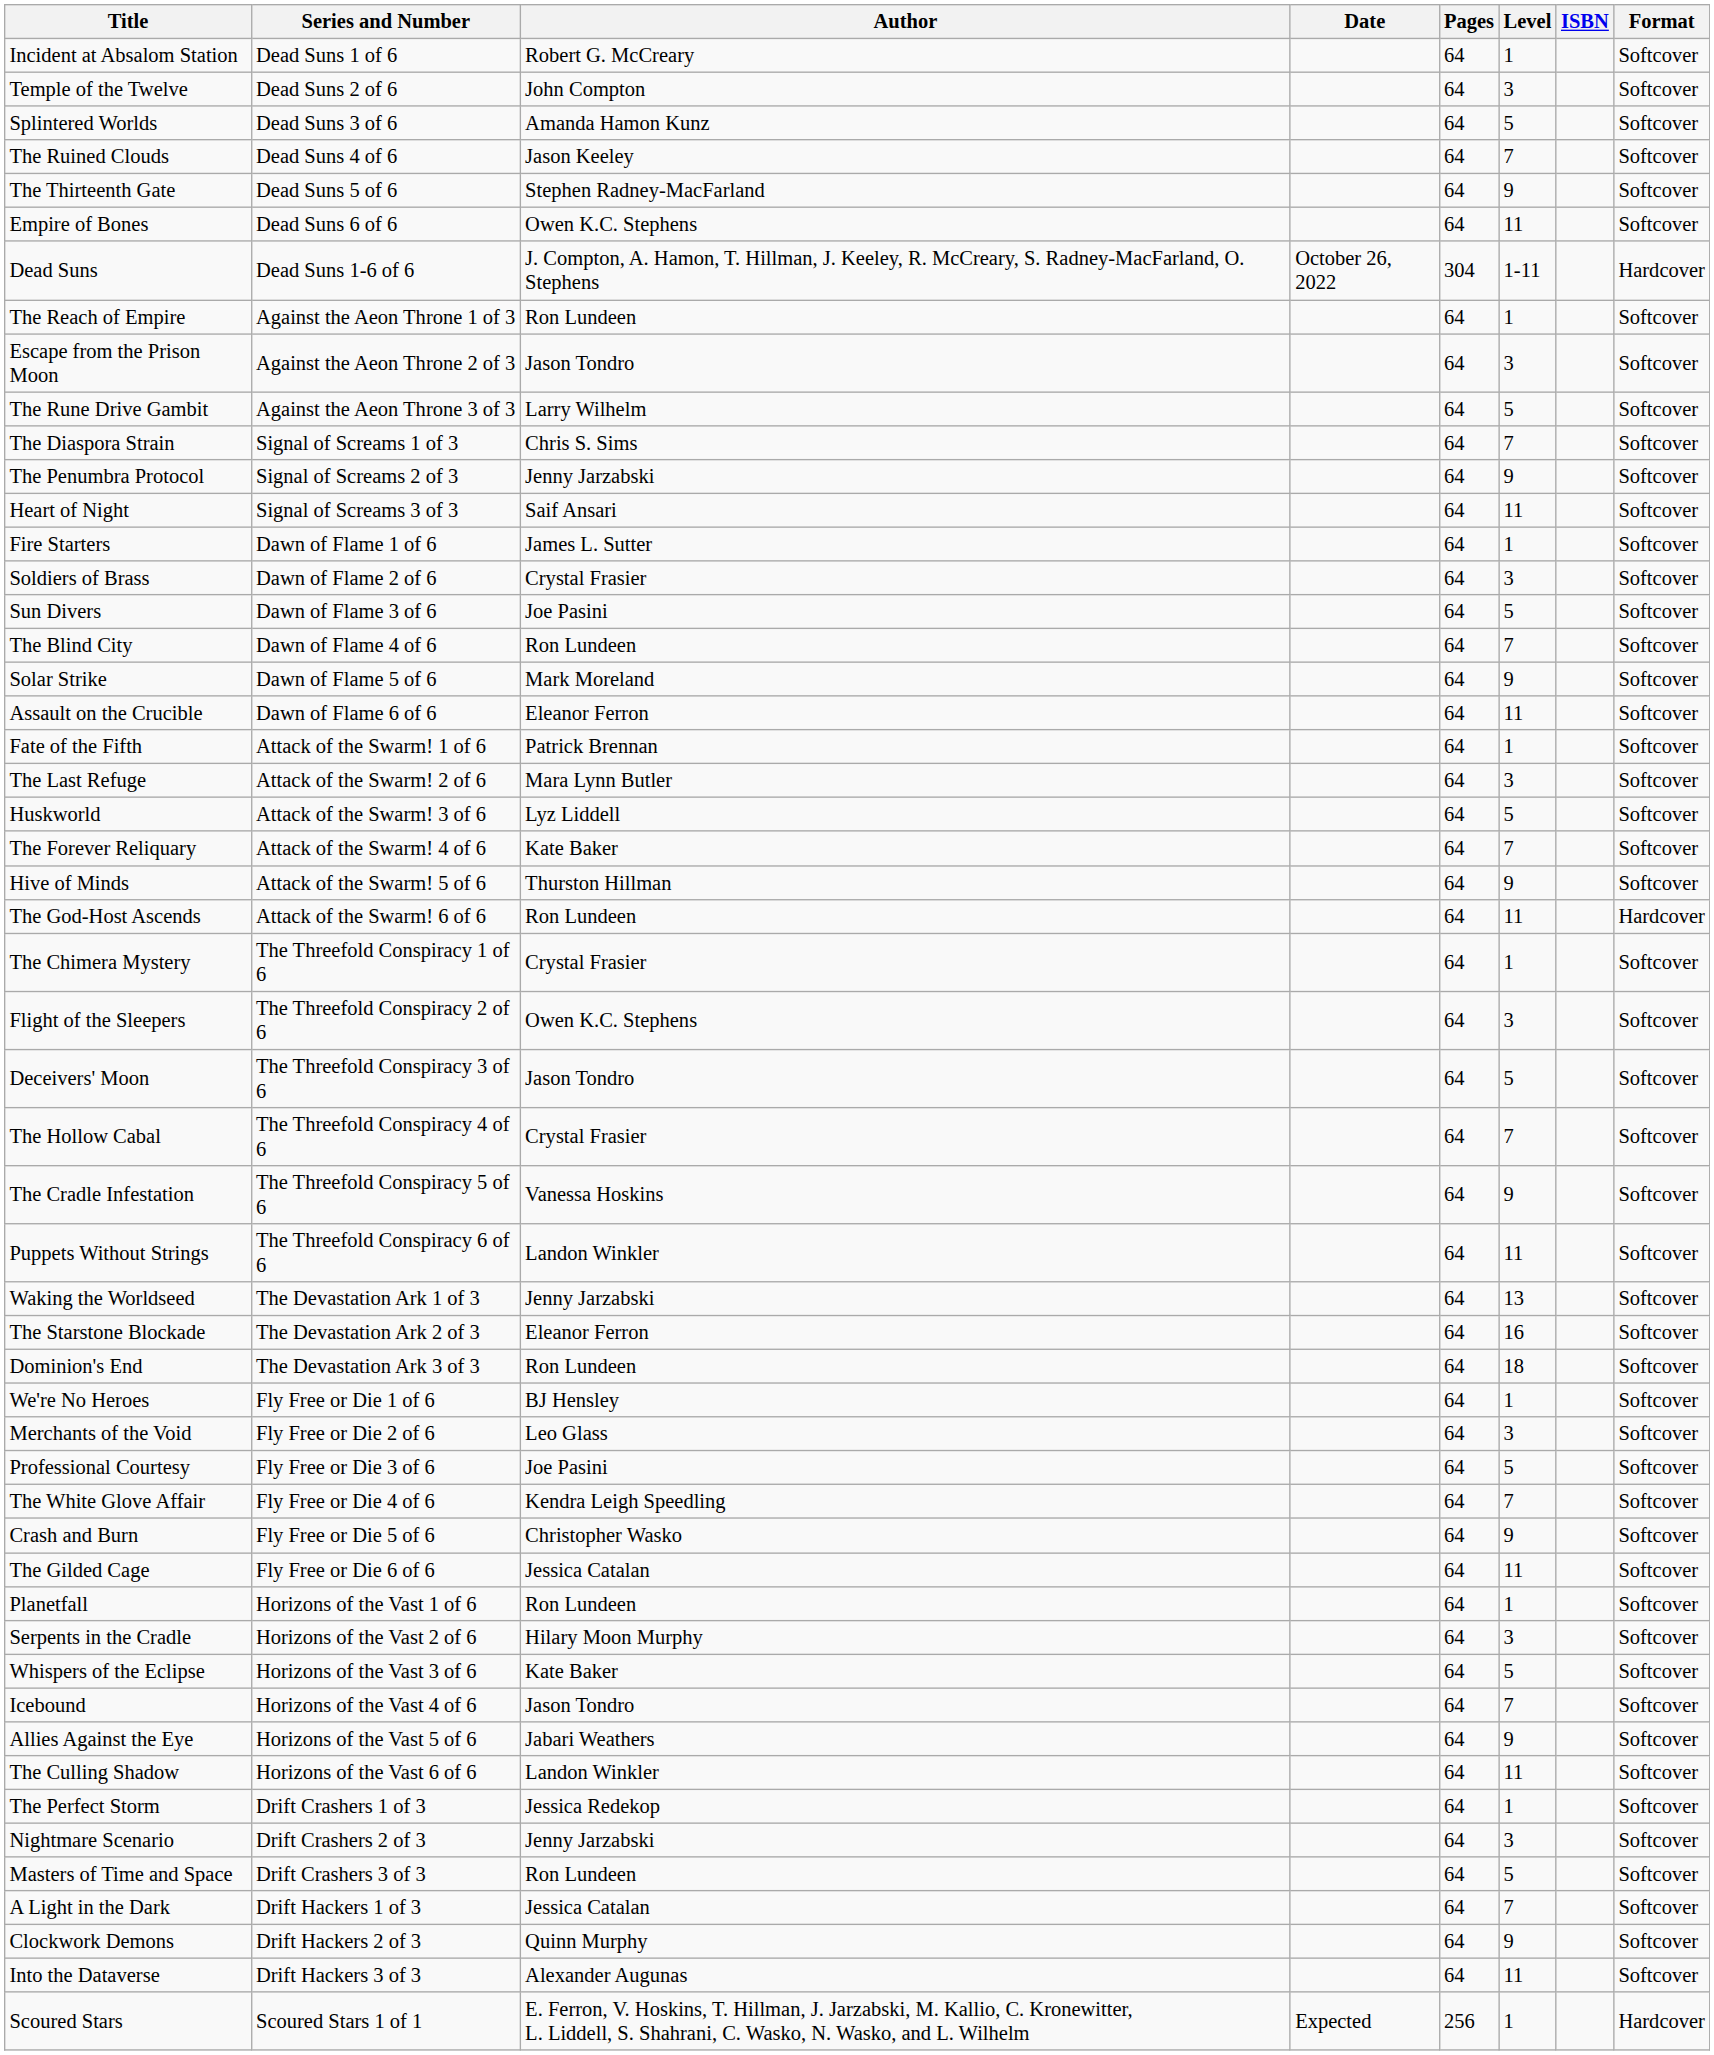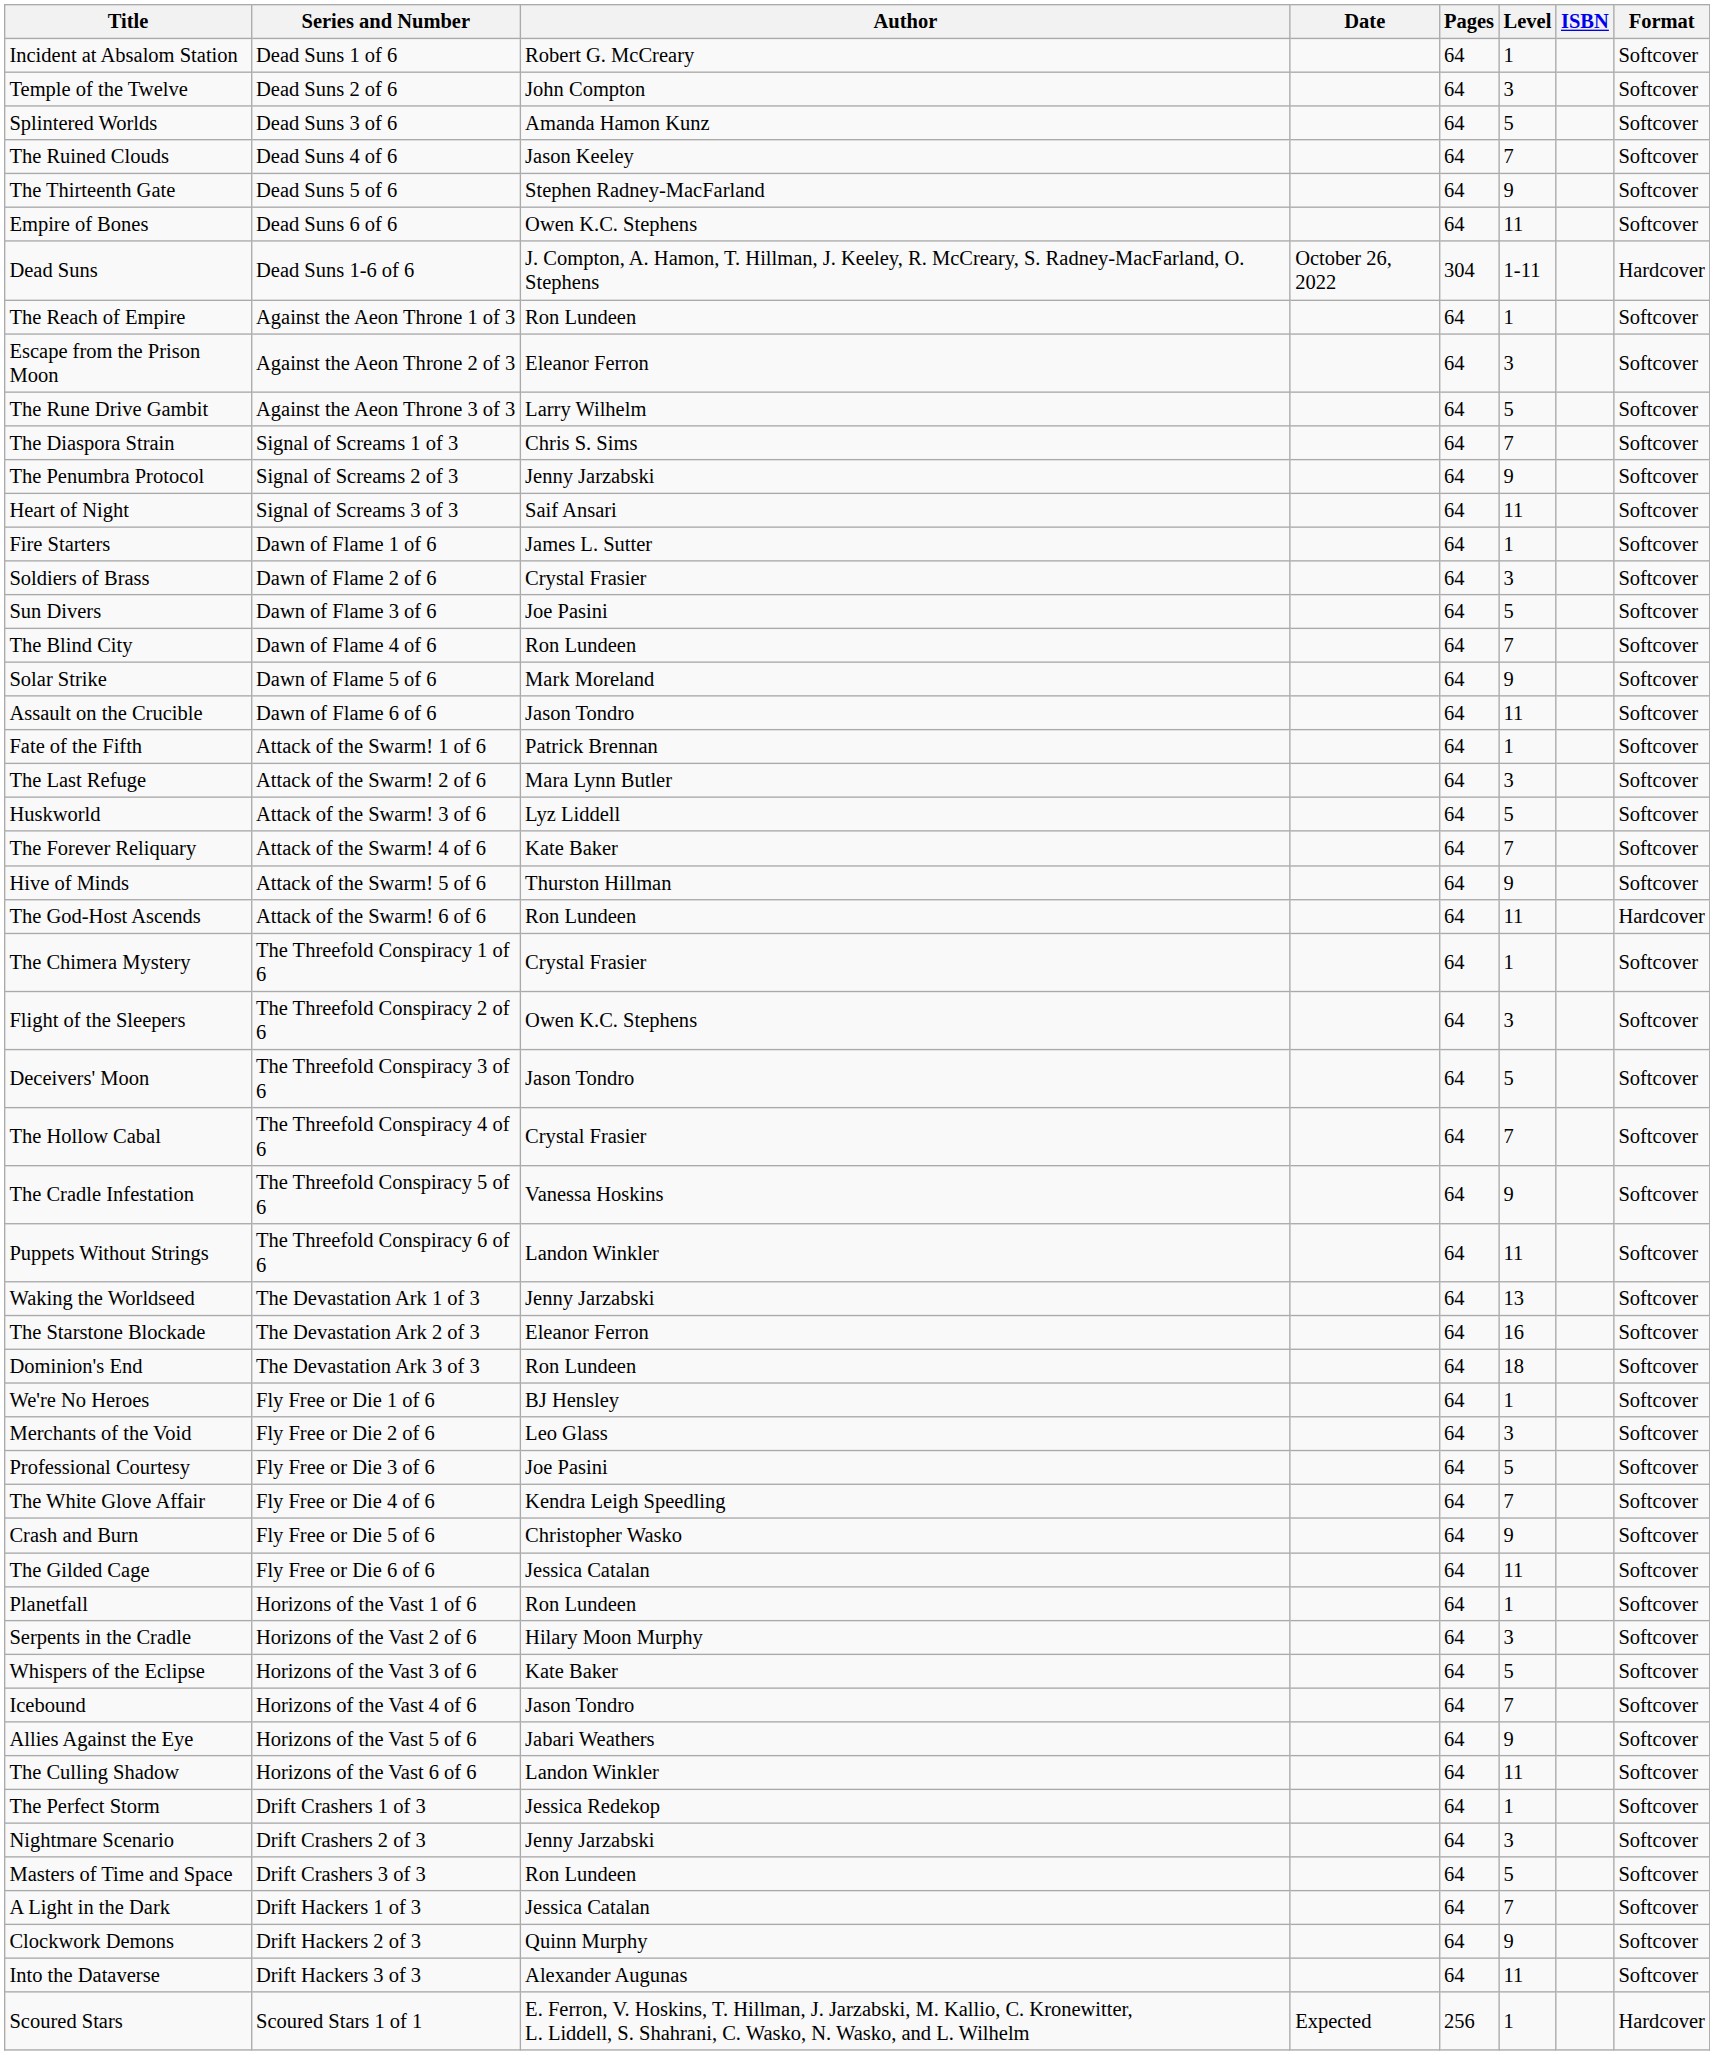(580, 362) Jason Tondro -> (587, 362) Eleanor Ferron
(587, 713) Eleanor Ferron -> (580, 713) Jason Tondro
